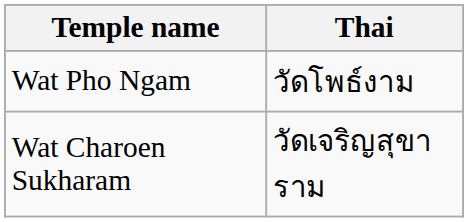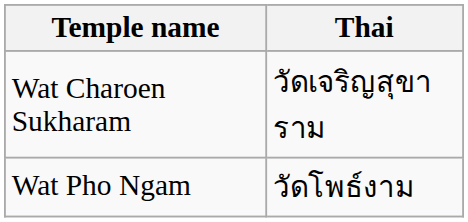rows swapped: (89, 163) <-> (101, 80)
